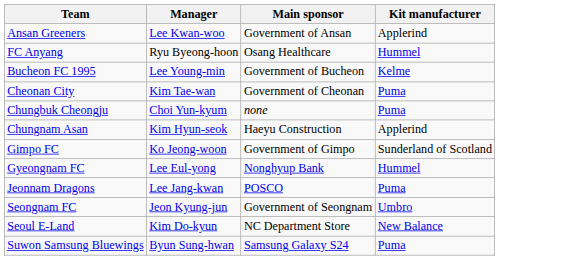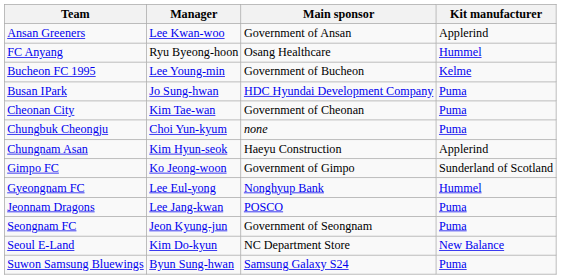+ row: (37, 91)
(395, 206) Umbro -> (453, 226) Puma
